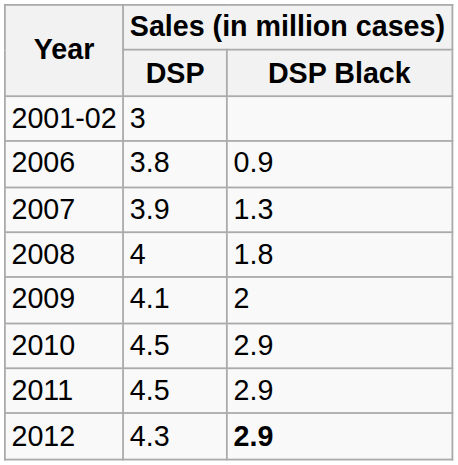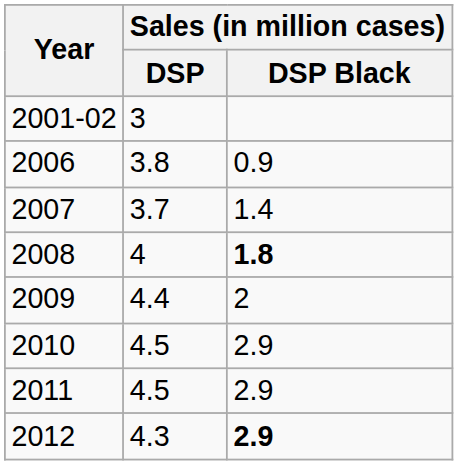(150, 208) 3.9 -> (150, 208) 3.7
(254, 208) 1.3 -> (254, 208) 1.4
(254, 254) normal -> (254, 254) bold
(150, 299) 4.1 -> (150, 299) 4.4
